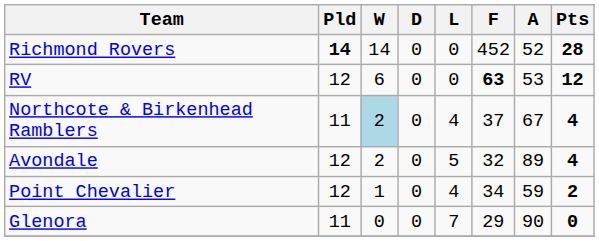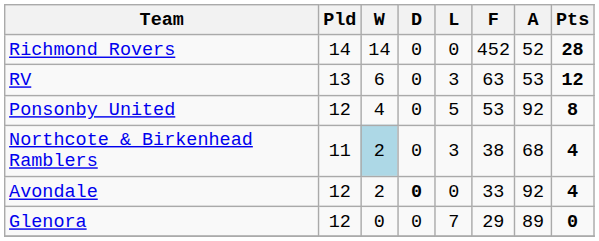(340, 50) bold -> (340, 50) normal
(340, 80) 12 -> (340, 80) 13
(454, 80) 0 -> (454, 80) 3
(493, 80) bold -> (493, 80) normal
+ row: (92, 110)
(454, 121) 4 -> (454, 151) 3
(493, 121) 37 -> (493, 151) 38
(533, 121) 67 -> (533, 151) 68
(417, 161) normal -> (417, 191) bold
(454, 161) 5 -> (454, 191) 0
(493, 161) 32 -> (493, 191) 33
(533, 161) 89 -> (533, 191) 92
- row: (92, 191)
(340, 222) 11 -> (340, 222) 12
(533, 222) 90 -> (533, 222) 89
